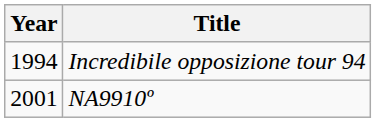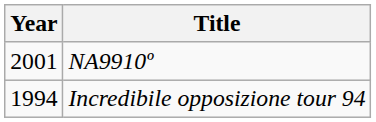rows swapped: (217, 60) <-> (111, 98)
